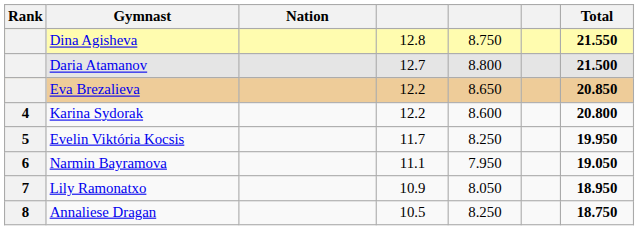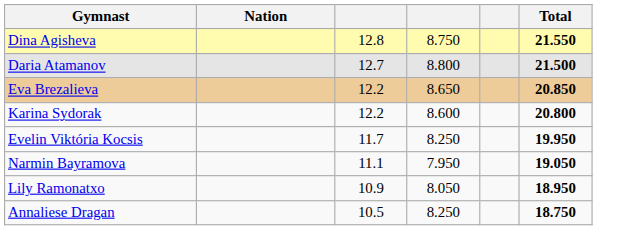- column: (25, 16)
